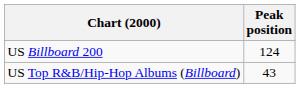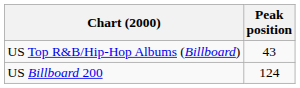rows swapped: (55, 51) <-> (124, 72)
